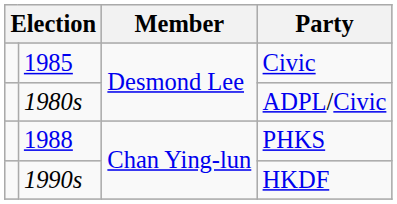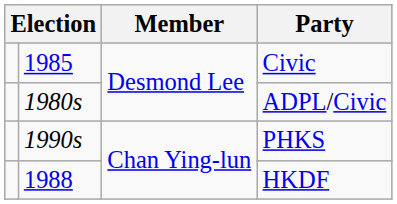(48, 140) 1988 -> (53, 140) 1990s
(53, 179) 1990s -> (48, 179) 1988
